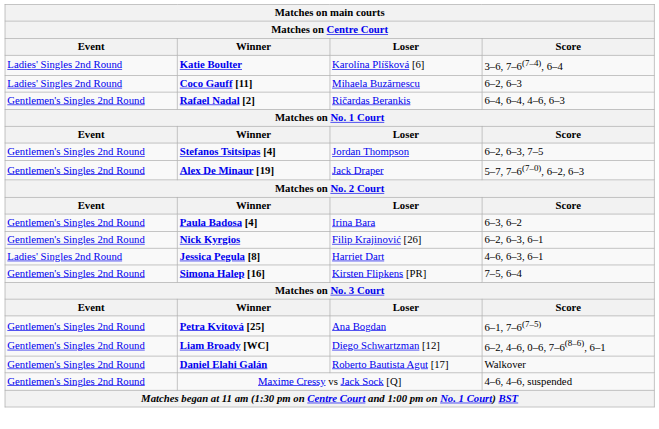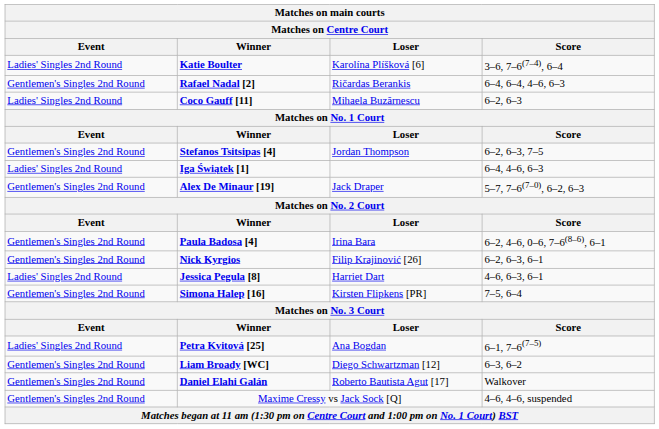rows swapped: (217, 100) <-> (216, 83)
+ row: (214, 168)
(503, 222) 6–3, 6–2 -> (545, 241) 6–2, 4–6, 0–6, 7–6(8–6), 6–1
(76, 326) Gentlemen's Singles 2nd Round -> (65, 346) Ladies' Singles 2nd Round
(545, 346) 6–2, 4–6, 0–6, 7–6(8–6), 6–1 -> (503, 364) 6–3, 6–2
